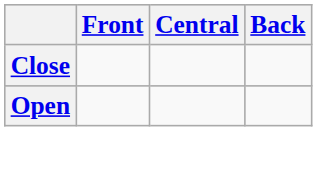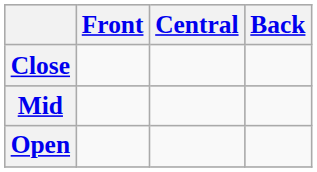+ row: (40, 105)
